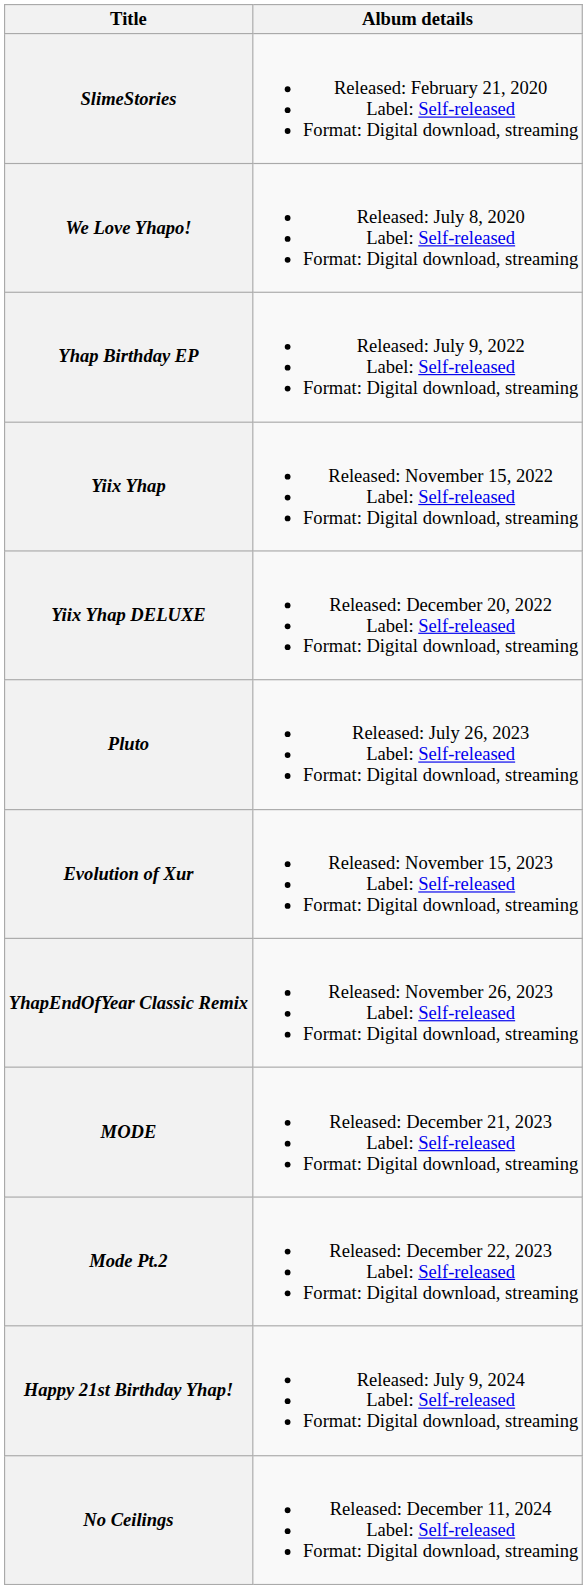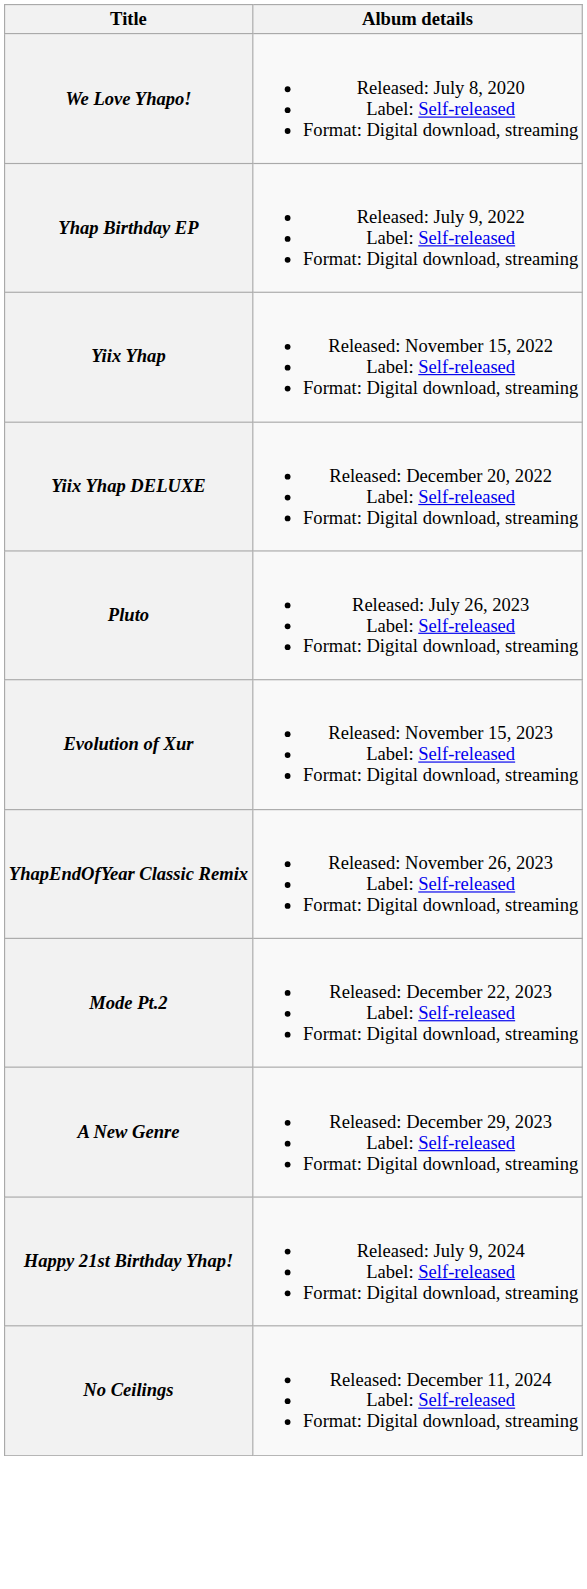- row: (128, 98)
- row: (128, 1132)
+ row: (128, 1132)
